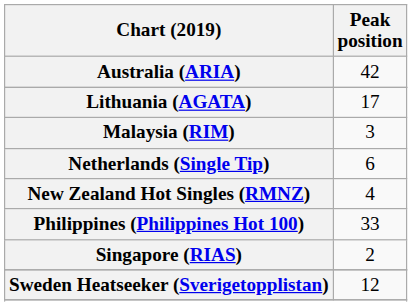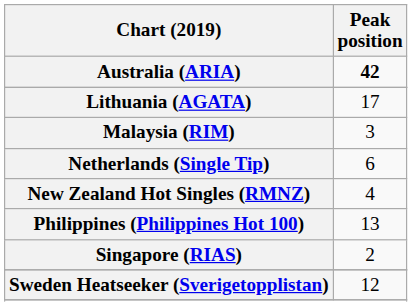(370, 71) normal -> (370, 71) bold
(370, 224) 33 -> (370, 224) 13
